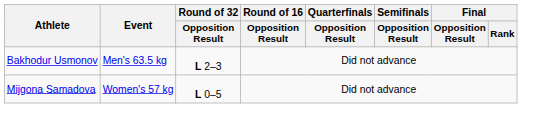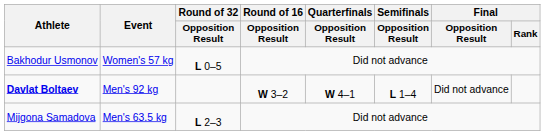(135, 61) Men's 63.5 kg -> (138, 61) Women's 57 kg
(208, 67) L 2–3 -> (208, 67) L 0–5
+ row: (42, 89)
(138, 89) Women's 57 kg -> (135, 117) Men's 63.5 kg
(208, 95) L 0–5 -> (208, 123) L 2–3
